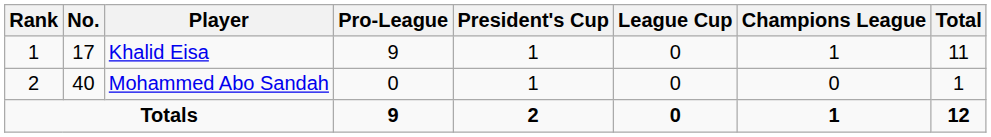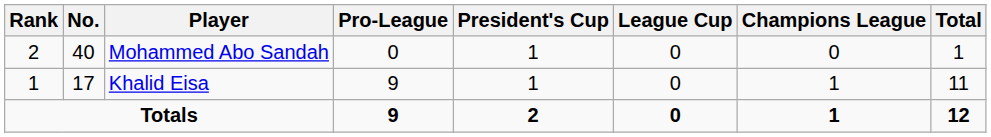rows swapped: (159, 52) <-> (219, 83)
